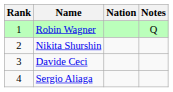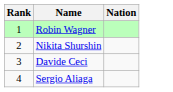- column: (153, 12)
